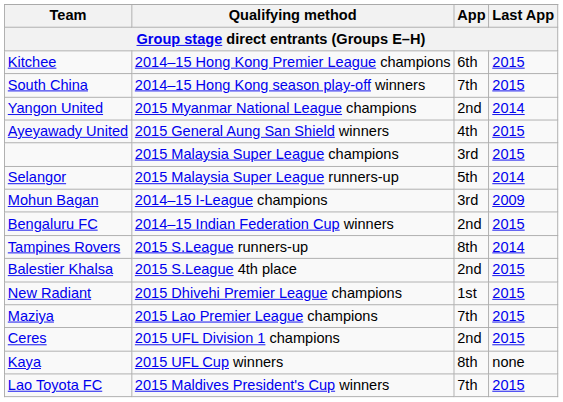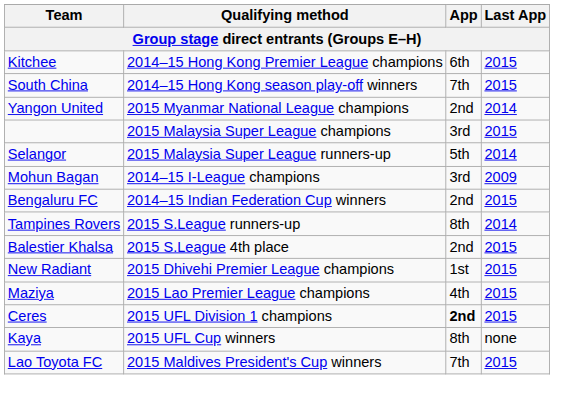- row: (68, 131)
(467, 316) 7th -> (460, 293) 4th
(469, 339) normal -> (462, 316) bold
